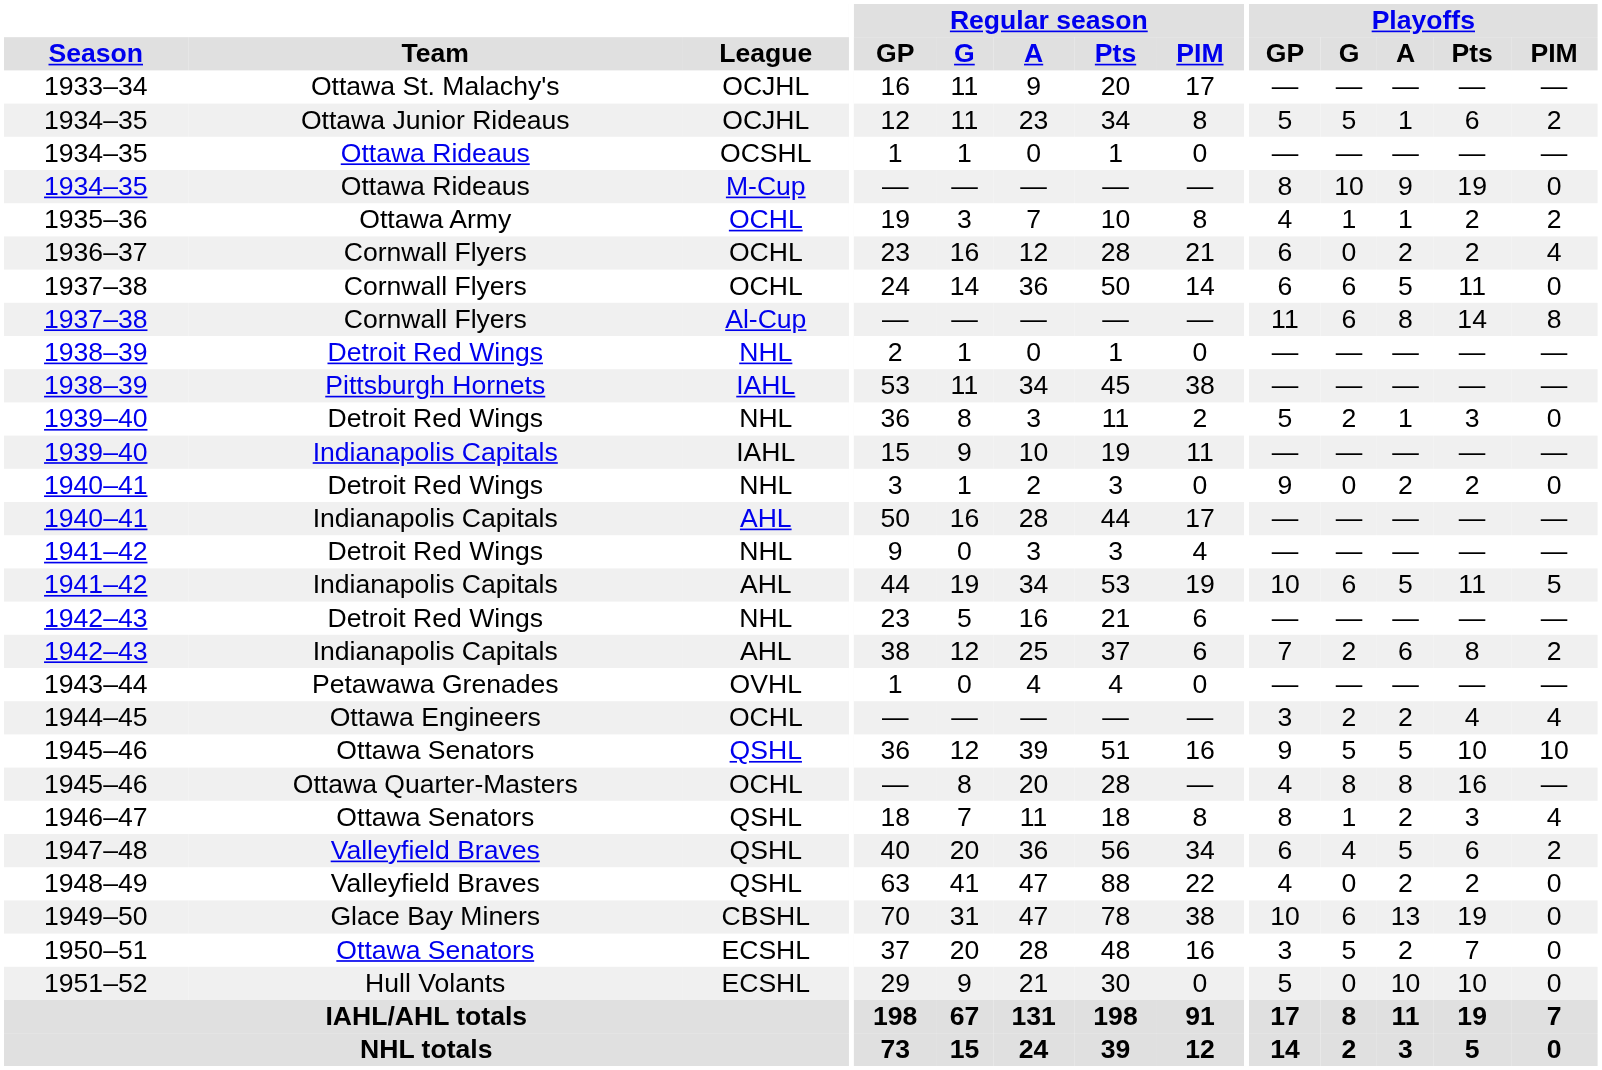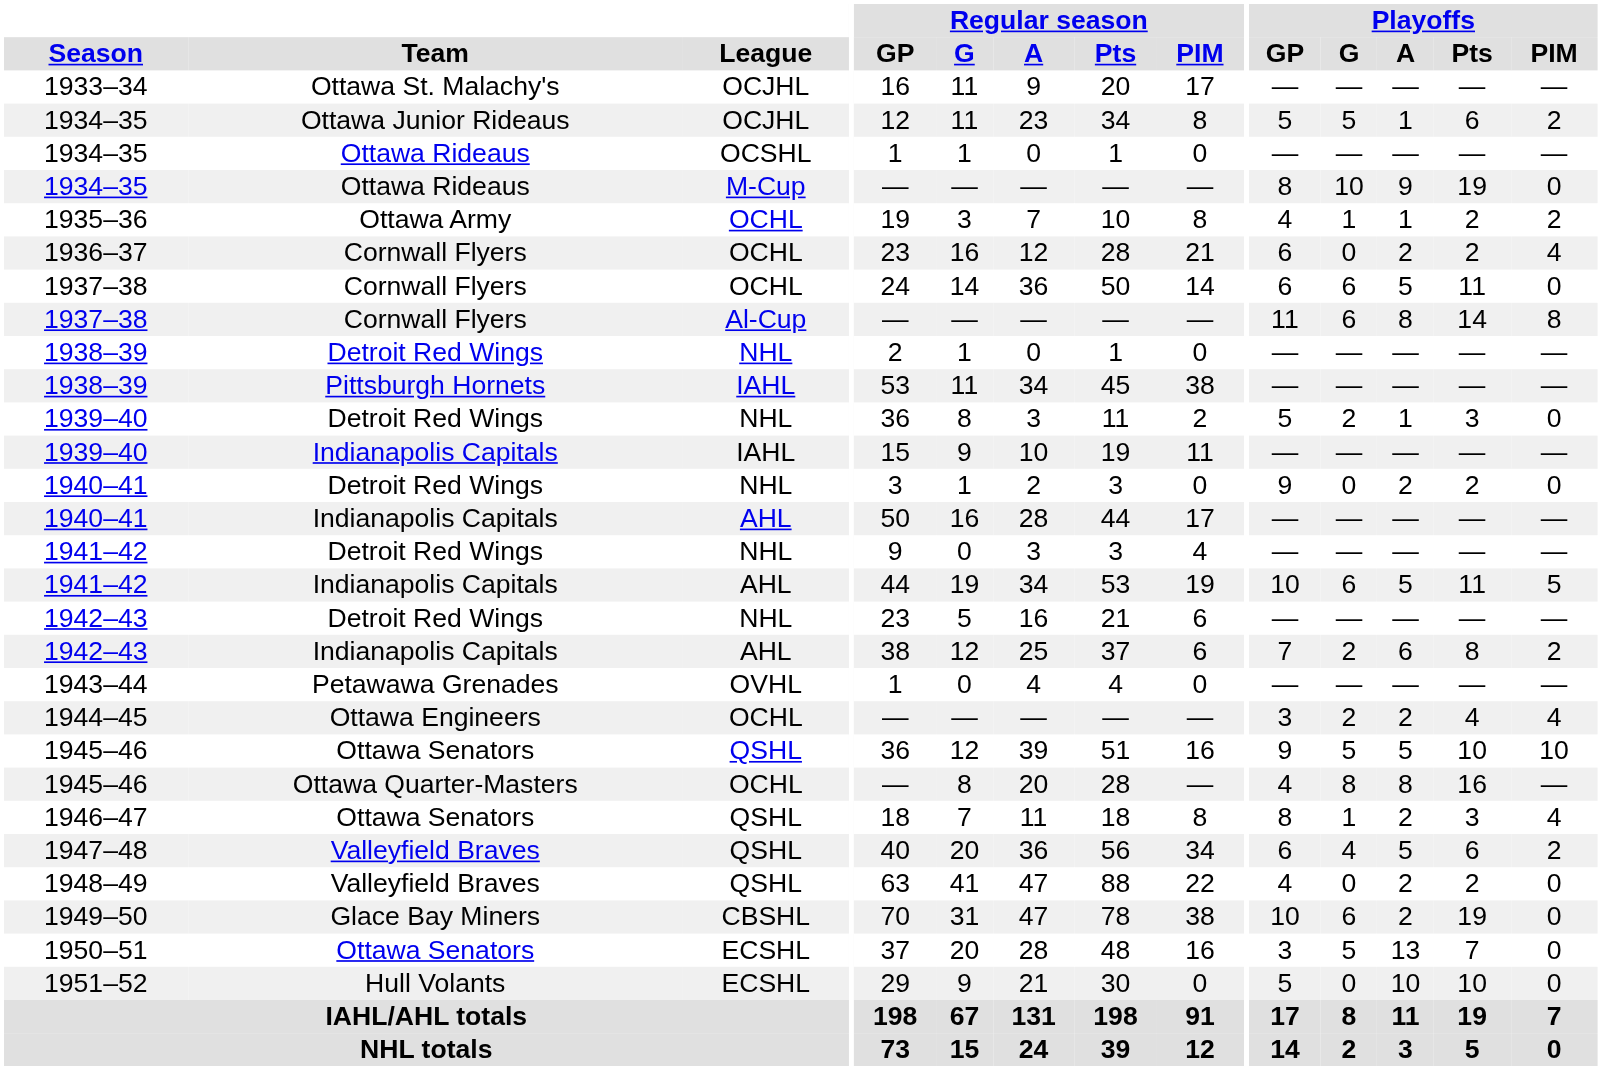(1405, 916) 13 -> (1406, 916) 2
(1406, 949) 2 -> (1405, 949) 13
